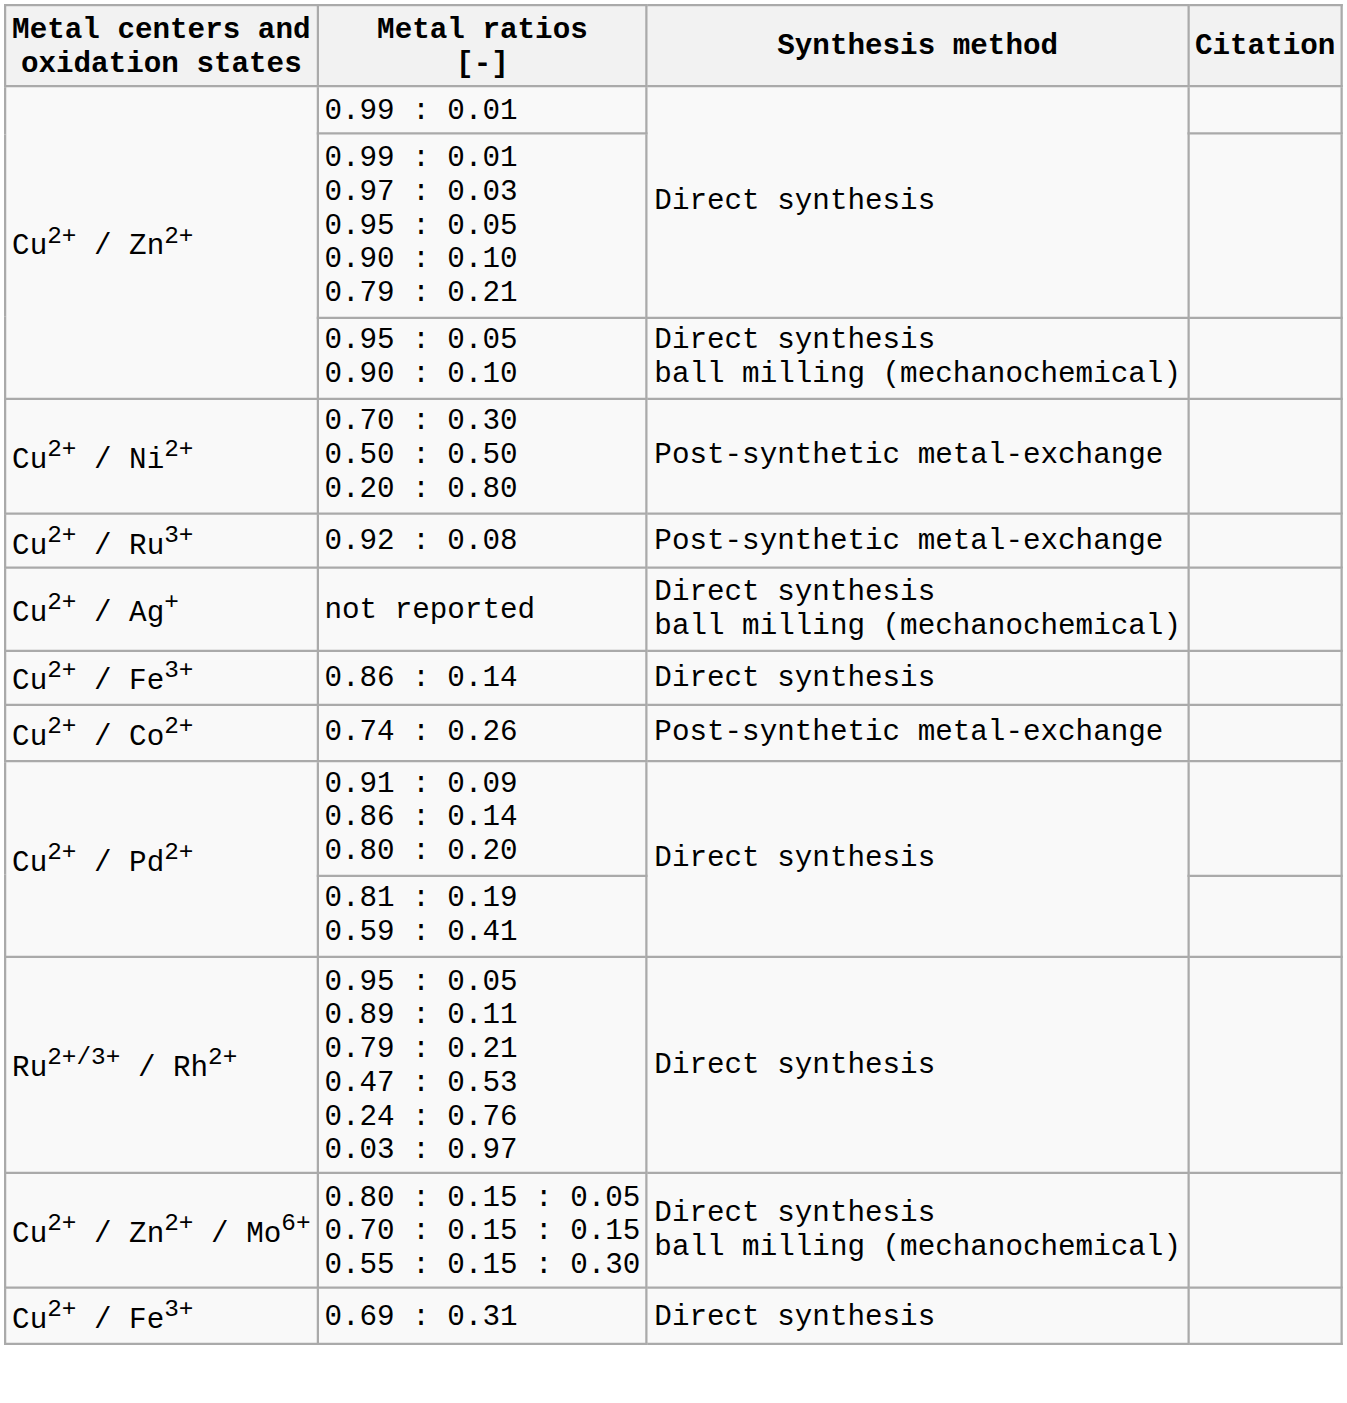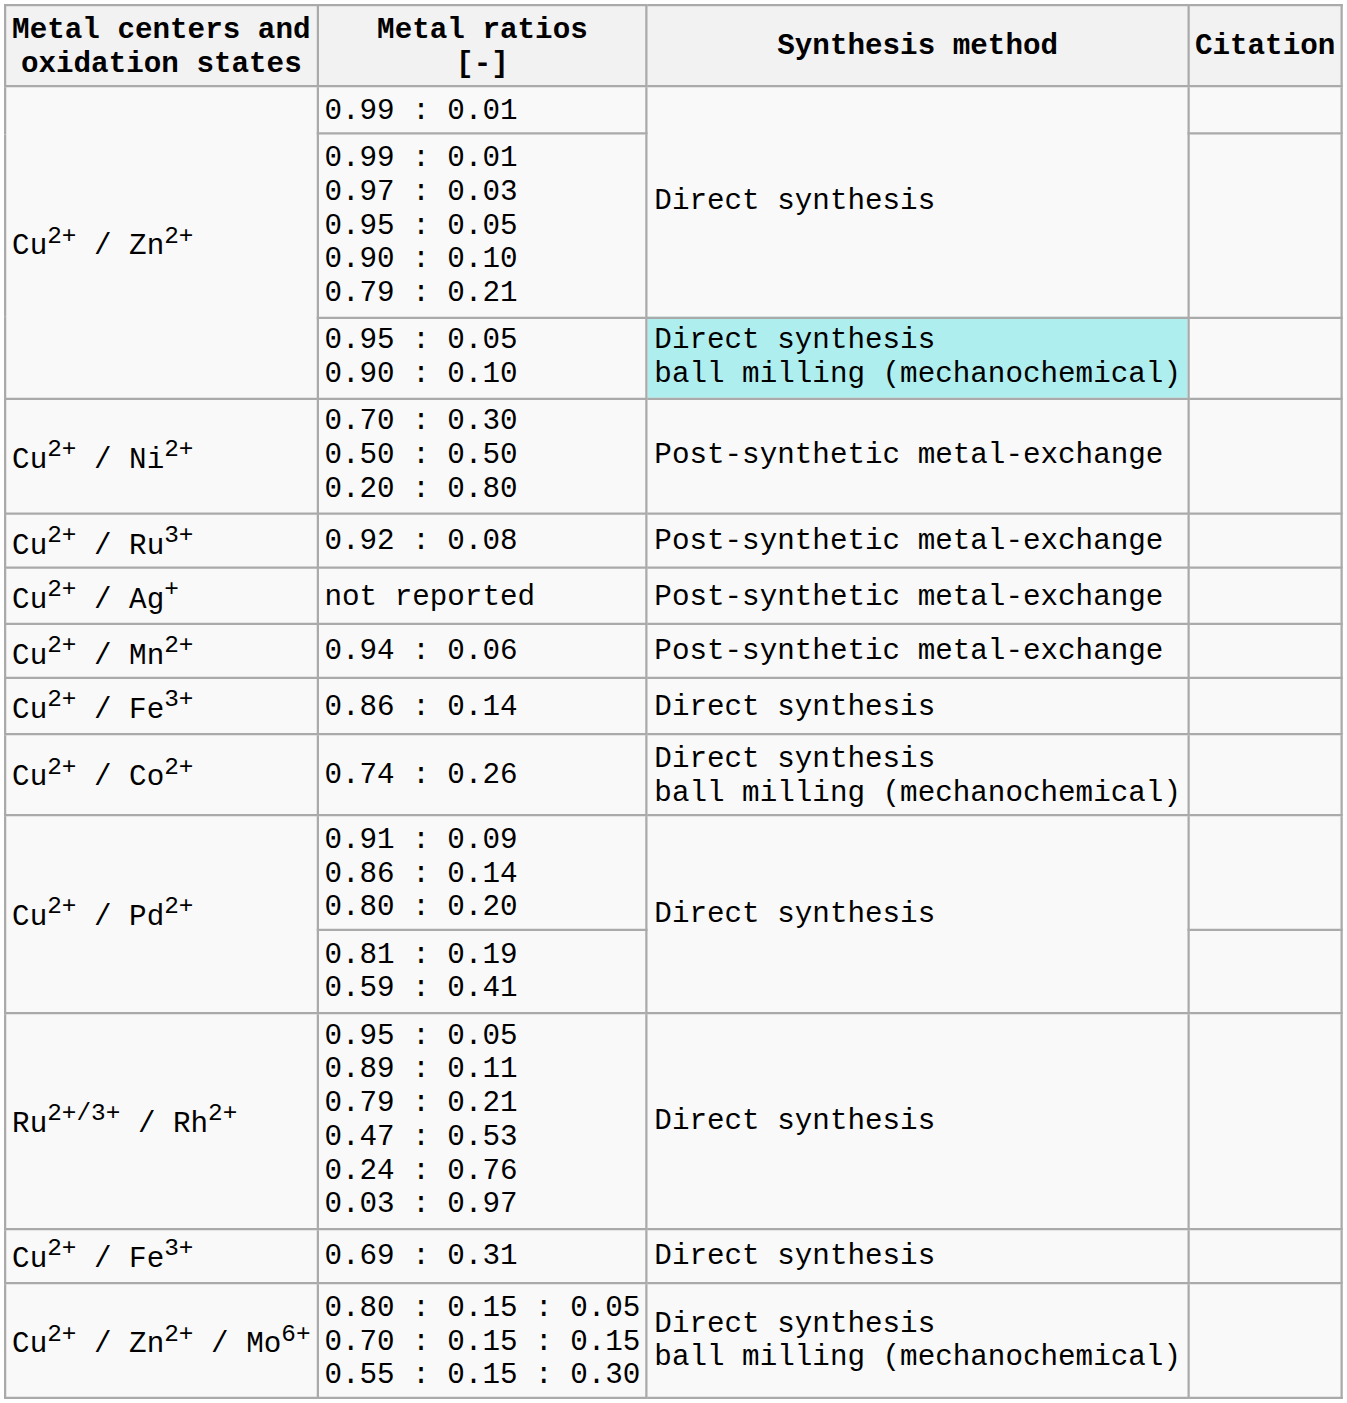(918, 358) no background -> (918, 358) paleturquoise background
(918, 609) Direct synthesis ball milling (mechanochemical) -> (909, 596) Post-synthetic metal-exchange
+ row: (421, 651)
(909, 733) Post-synthetic metal-exchange -> (918, 775) Direct synthesis ball milling (mechanochemical)
rows swapped: (421, 1316) <-> (482, 1231)
